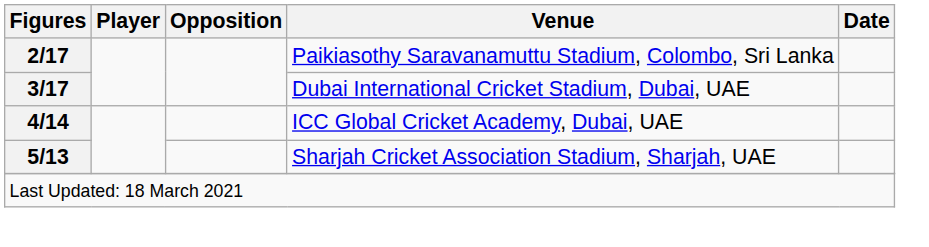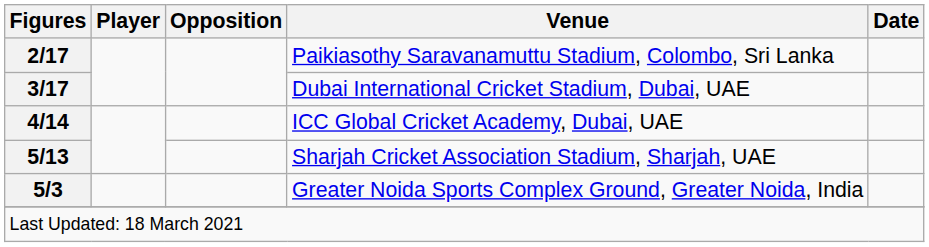+ row: (578, 190)
